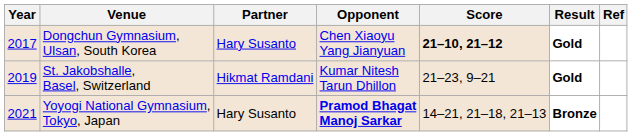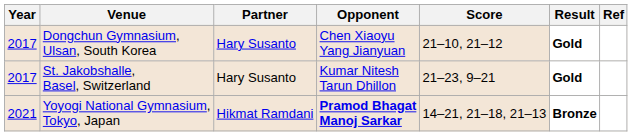(463, 43) bold -> (463, 43) normal
(22, 78) 2019 -> (22, 78) 2017
(265, 78) Hikmat Ramdani -> (256, 78) Hary Susanto
(256, 114) Hary Susanto -> (265, 114) Hikmat Ramdani
